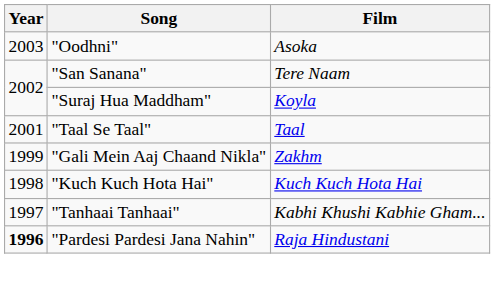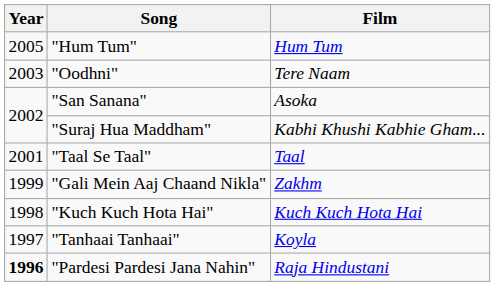+ row: (94, 45)
(296, 45) Asoka -> (312, 73) Tere Naam
(312, 73) Tere Naam -> (296, 101) Asoka
(295, 101) Koyla -> (380, 128) Kabhi Khushi Kabhie Gham...
(380, 211) Kabhi Khushi Kabhie Gham... -> (295, 239) Koyla
